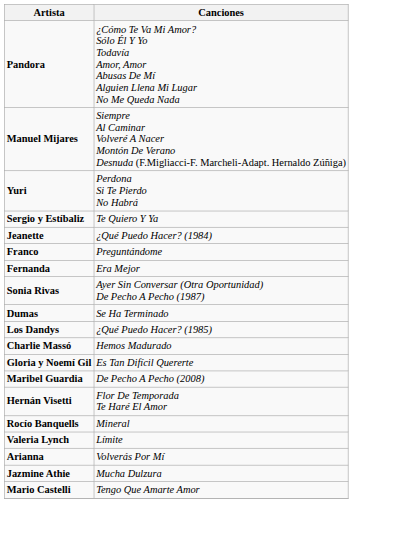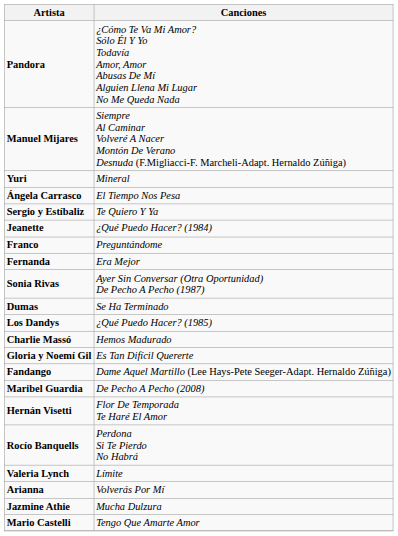(121, 190) Perdona Si Te Pierdo No Habrá -> (113, 179) Mineral
+ row: (44, 195)
+ row: (29, 372)
(113, 423) Mineral -> (121, 445) Perdona Si Te Pierdo No Habrá
